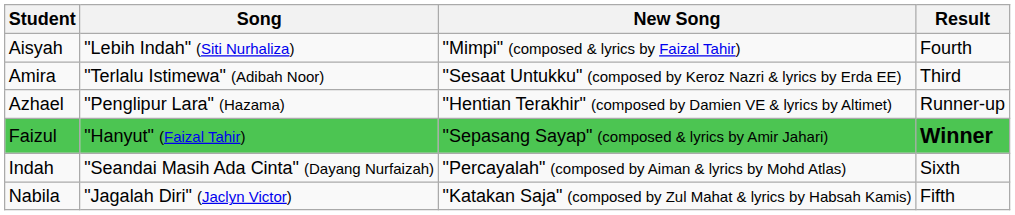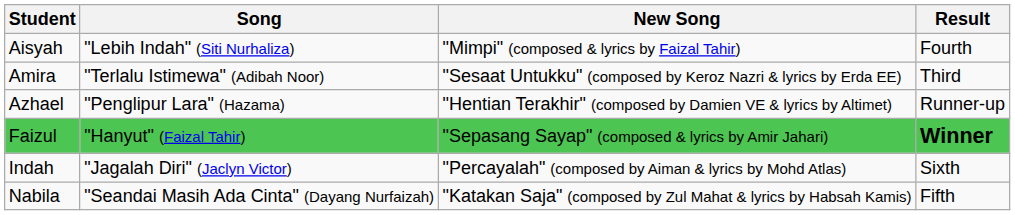(259, 168) "Seandai Masih Ada Cinta" (Dayang Nurfaizah) -> (188, 168) "Jagalah Diri" (Jaclyn Victor)
(188, 196) "Jagalah Diri" (Jaclyn Victor) -> (259, 196) "Seandai Masih Ada Cinta" (Dayang Nurfaizah)
